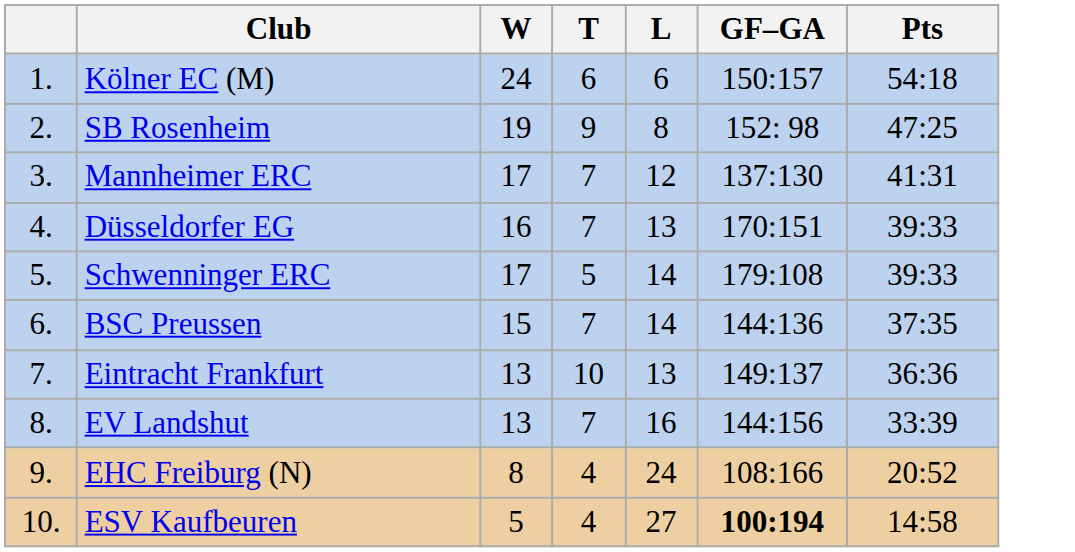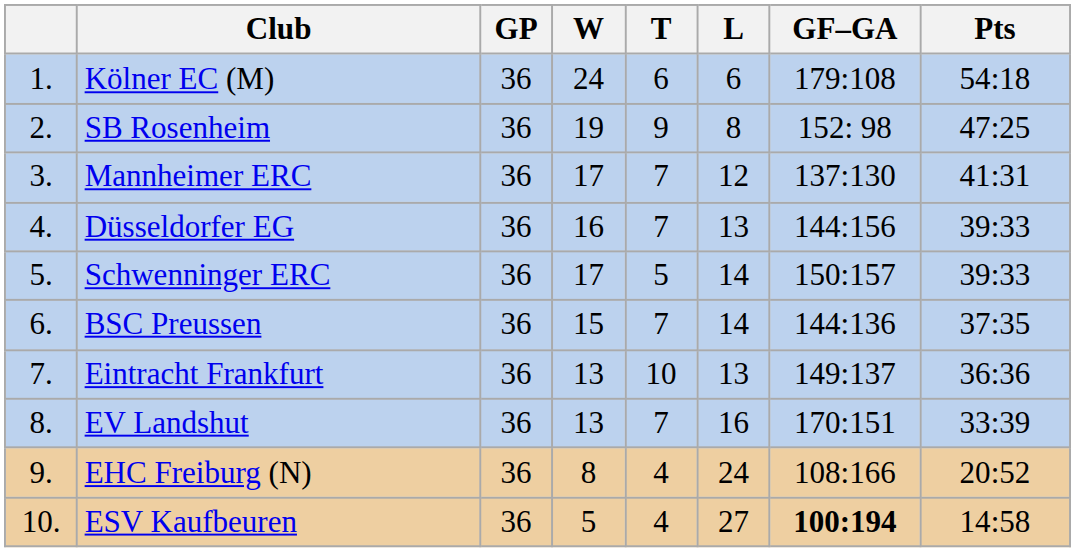+ column: (516, 29)
(772, 78) 150:157 -> (845, 78) 179:108
(772, 226) 170:151 -> (845, 226) 144:156
(772, 275) 179:108 -> (845, 275) 150:157
(772, 422) 144:156 -> (845, 422) 170:151
